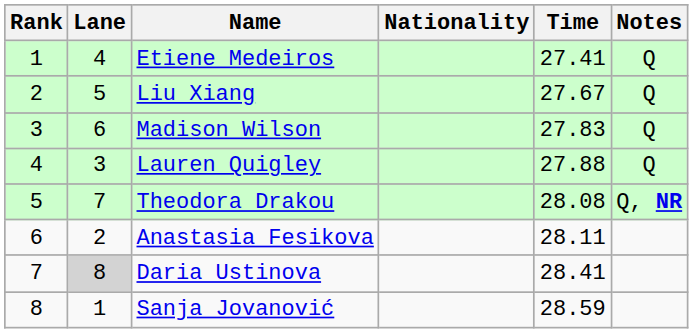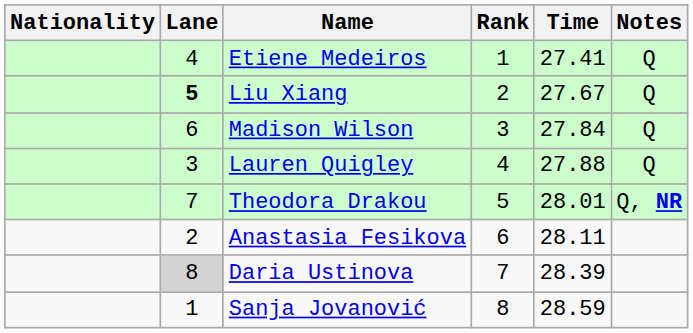columns swapped: (36, 23) <-> (457, 23)
(100, 94) normal -> (192, 94) bold
(573, 130) 27.83 -> (573, 130) 27.84
(573, 202) 28.08 -> (573, 202) 28.01
(573, 273) 28.41 -> (573, 273) 28.39
